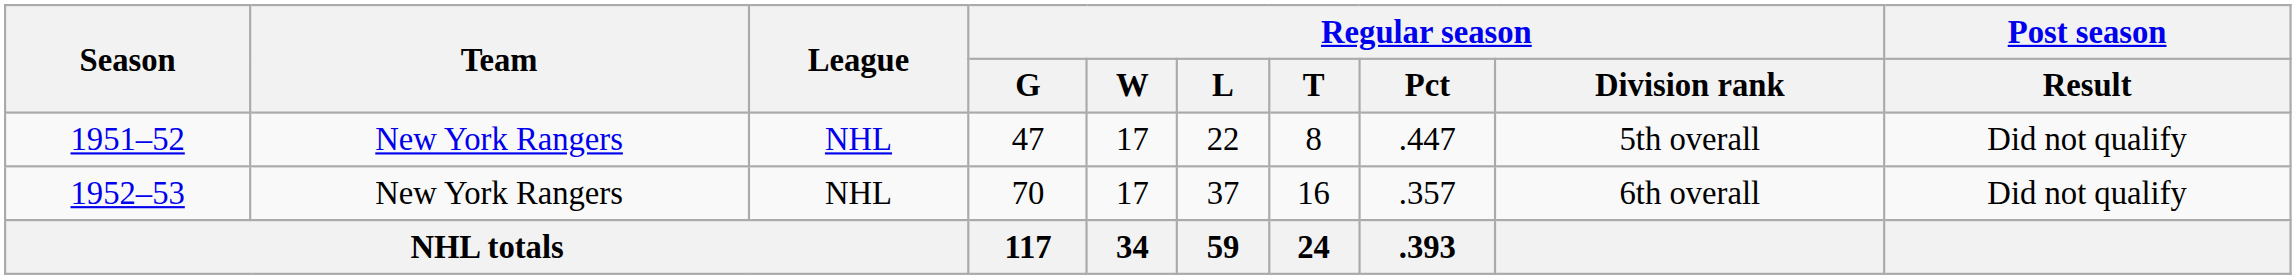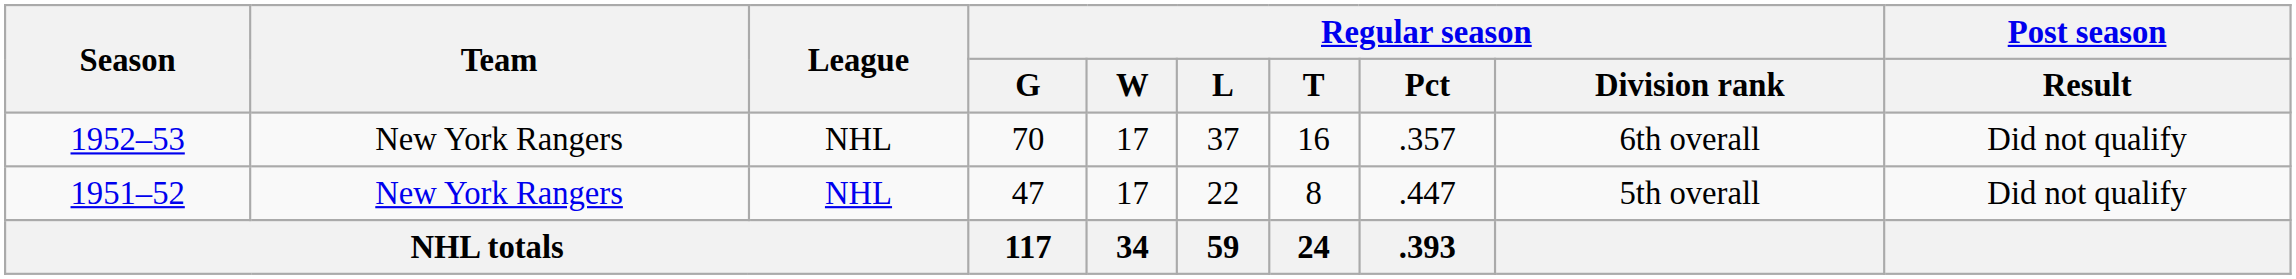rows swapped: (128, 139) <-> (128, 193)
